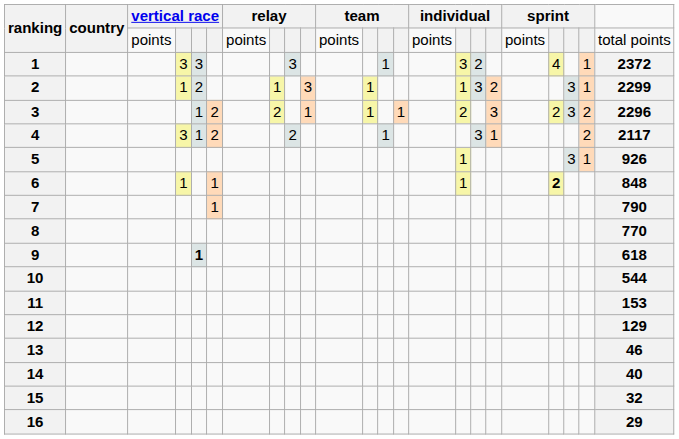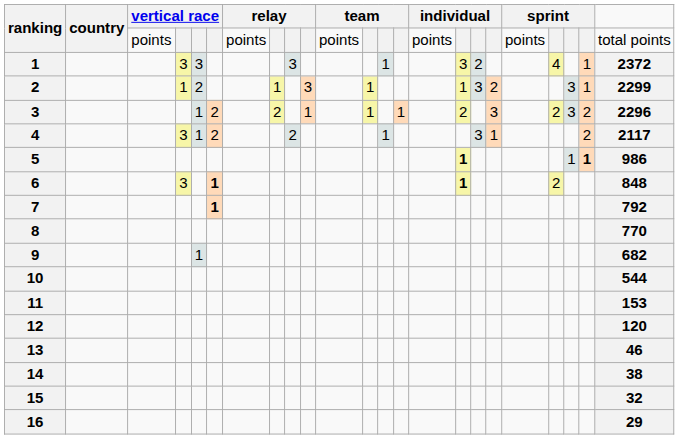(463, 159) normal -> (463, 159) bold
(572, 159) 3 -> (572, 159) 1
(587, 159) normal -> (587, 159) bold
(634, 159) 926 -> (634, 159) 986
(183, 183) 1 -> (183, 183) 3
(215, 183) normal -> (215, 183) bold
(463, 183) normal -> (463, 183) bold
(556, 183) bold -> (556, 183) normal
(215, 207) normal -> (215, 207) bold
(634, 207) 790 -> (634, 207) 792
(199, 254) bold -> (199, 254) normal
(634, 254) 618 -> (634, 254) 682
(634, 326) 129 -> (634, 326) 120
(634, 374) 40 -> (634, 374) 38
